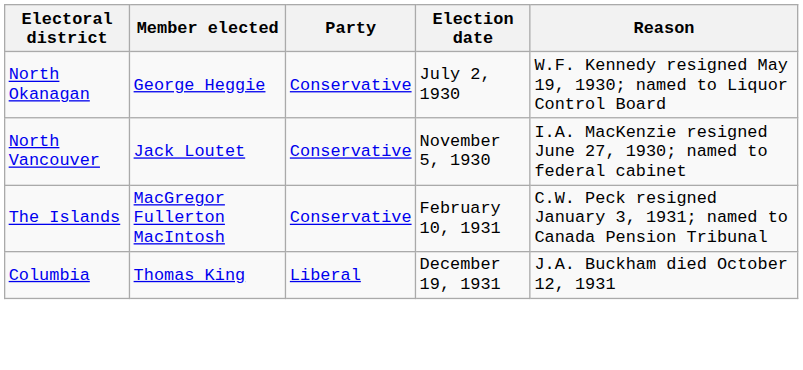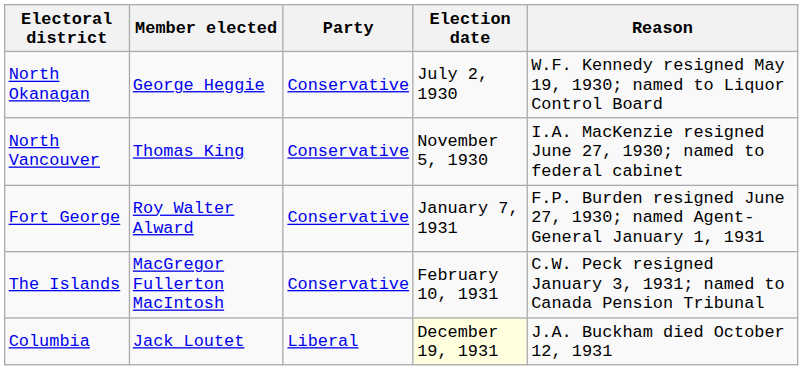(189, 152) Jack Loutet -> (189, 152) Thomas King
+ row: (64, 218)
(189, 275) Thomas King -> (189, 341) Jack Loutet
(460, 275) no background -> (458, 341) lightyellow background
